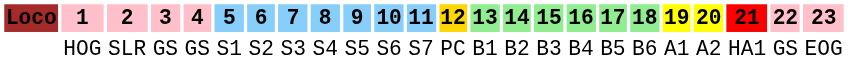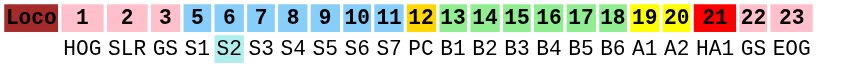- column: (197, 18)
(261, 49) no background -> (229, 49) paleturquoise background
